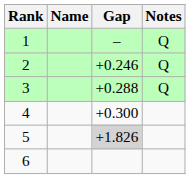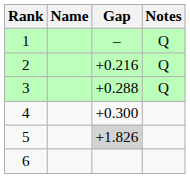(117, 64) +0.246 -> (117, 64) +0.216
